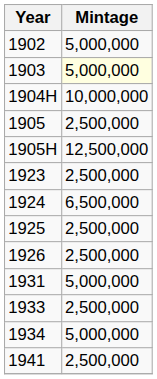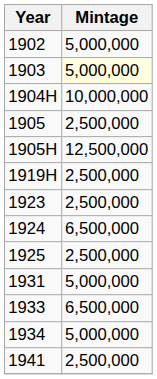+ row: (33, 176)
- row: (27, 255)
(102, 307) 2,500,000 -> (102, 307) 6,500,000
